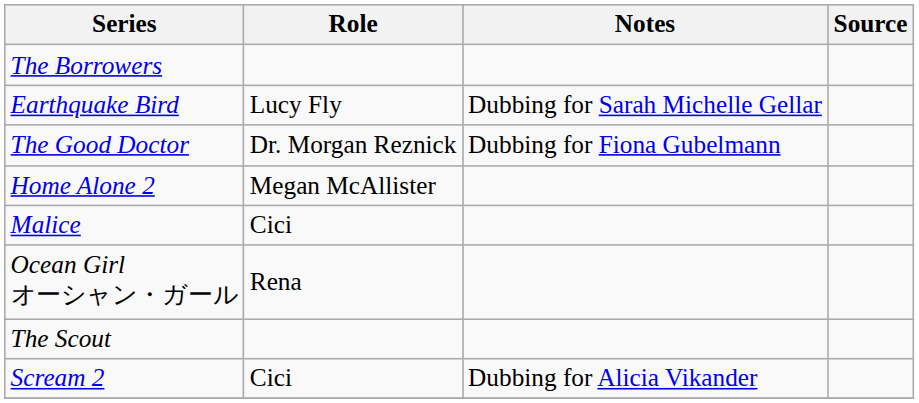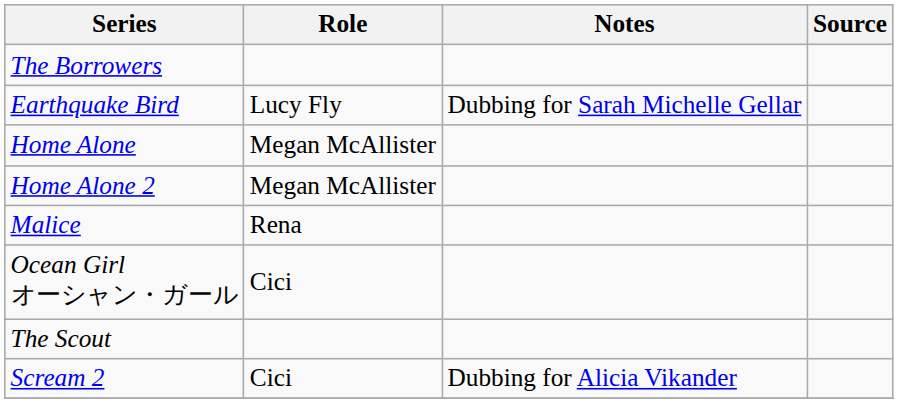- row: (100, 144)
+ row: (73, 144)
(271, 225) Cici -> (276, 225) Rena
(276, 281) Rena -> (271, 281) Cici
